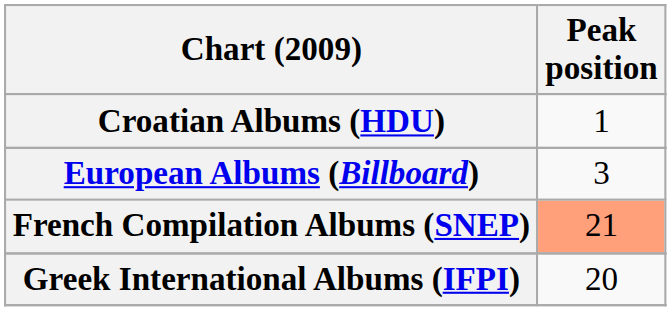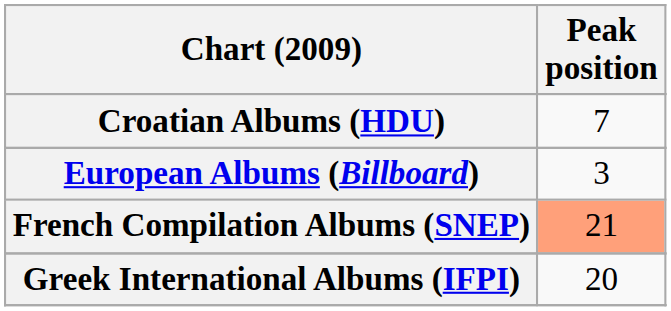(602, 120) 1 -> (602, 120) 7
